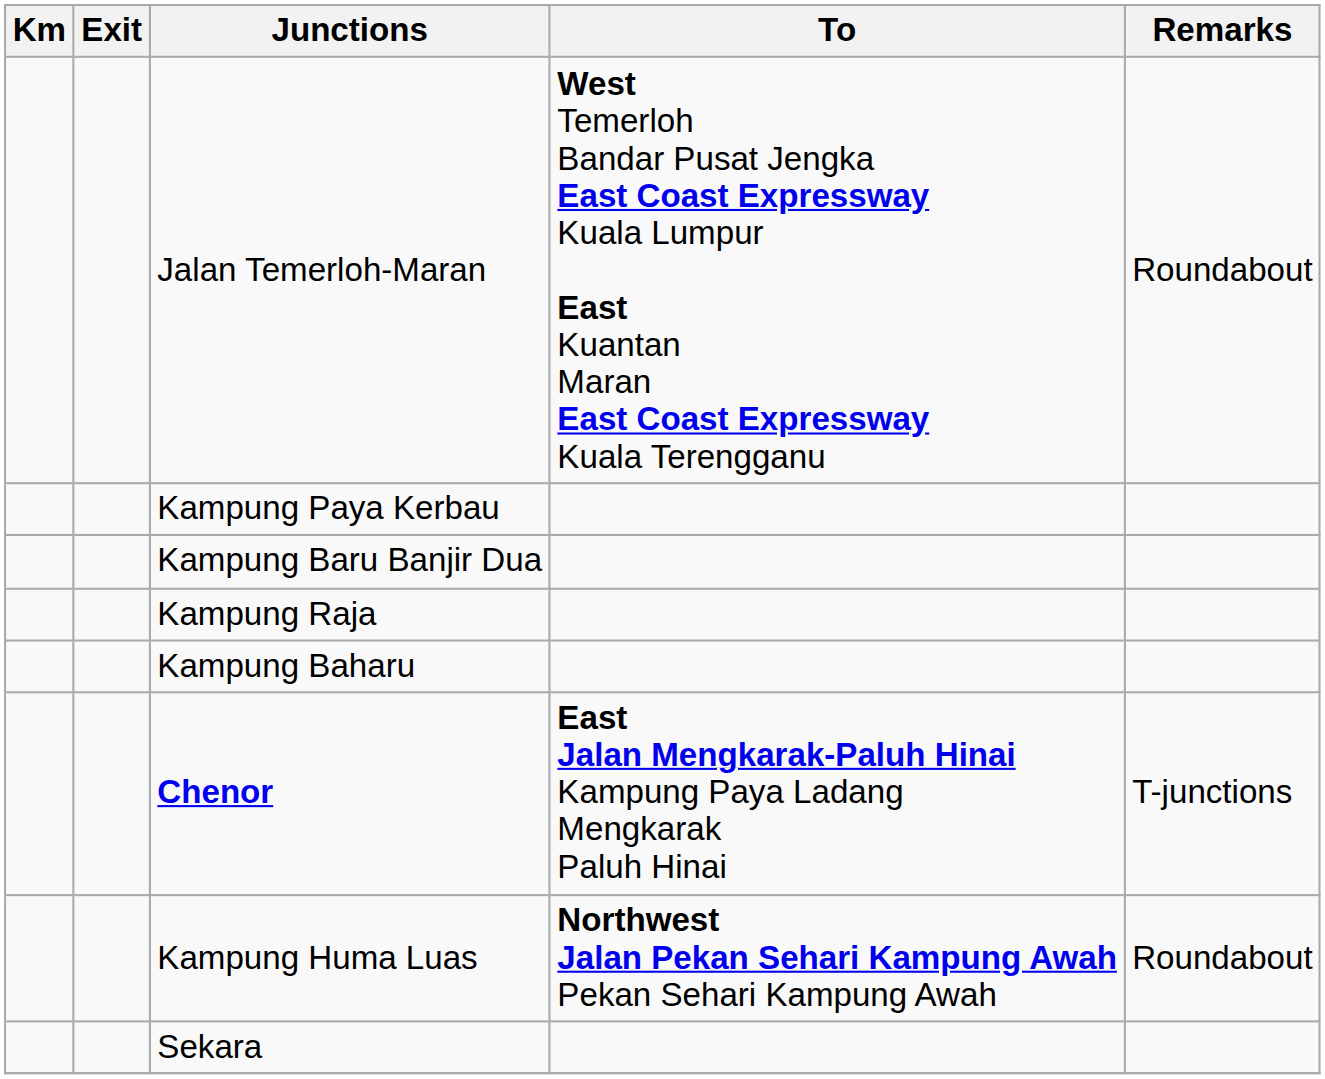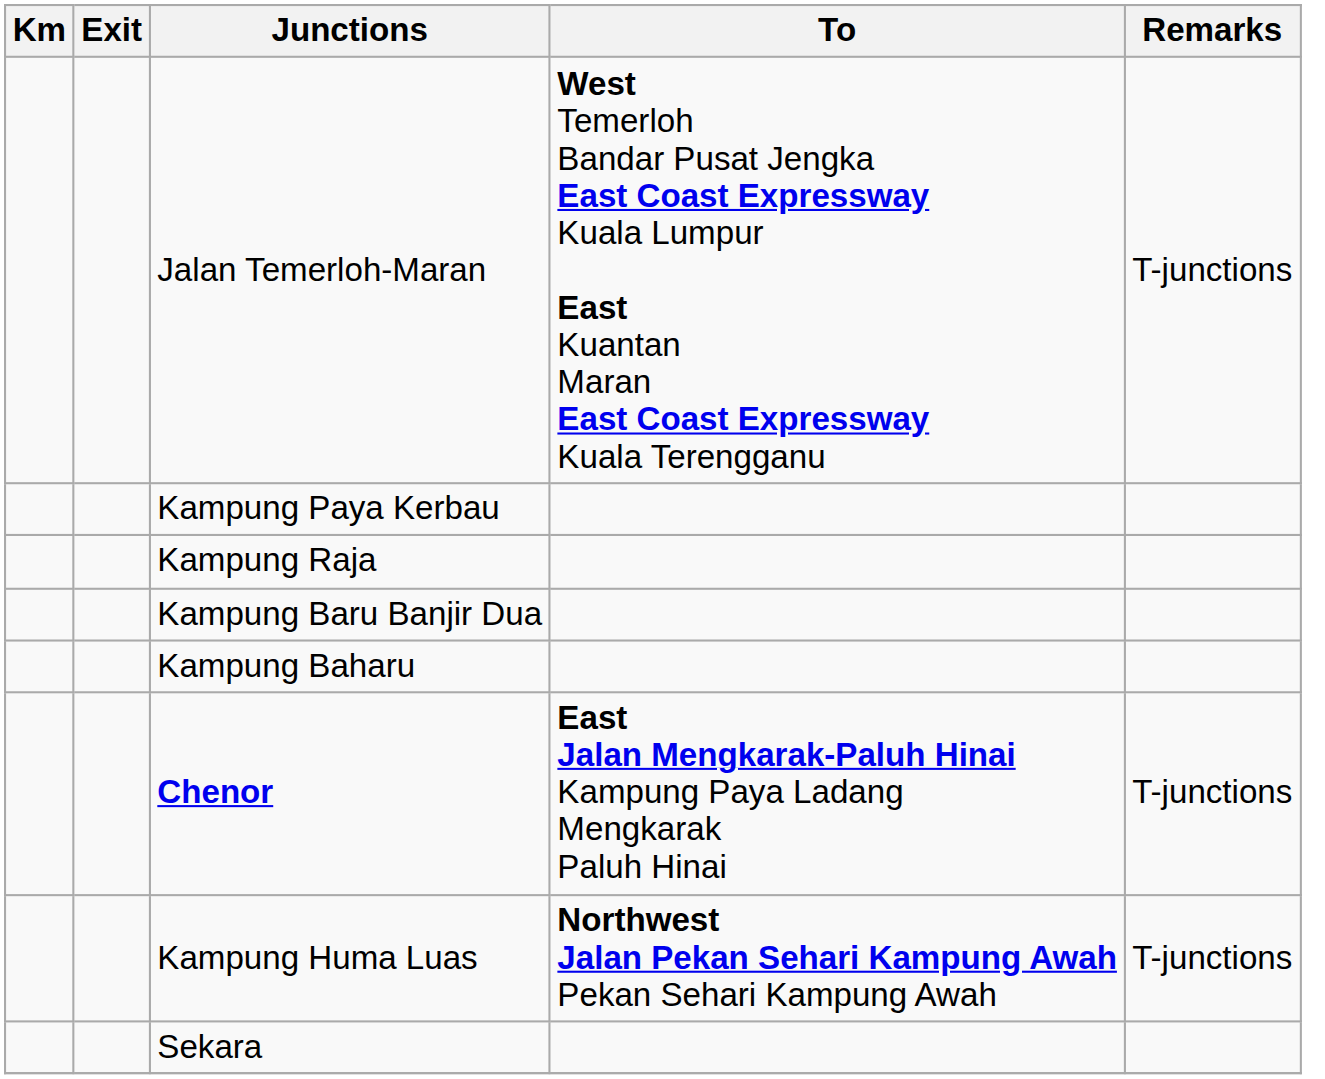(1222, 269) Roundabout -> (1212, 269) T-junctions
rows swapped: (350, 560) <-> (267, 613)
(1222, 957) Roundabout -> (1212, 957) T-junctions
